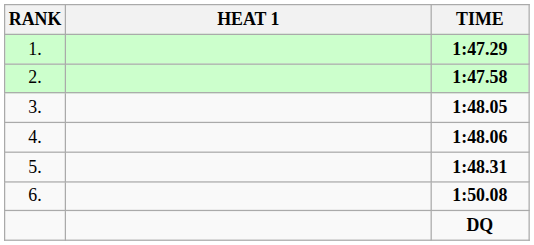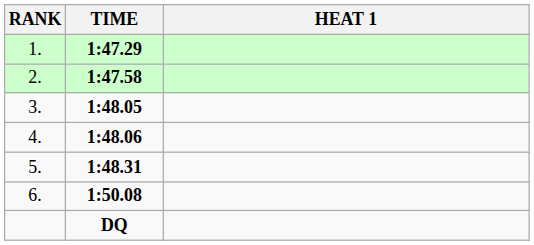columns swapped: (248, 19) <-> (480, 19)
